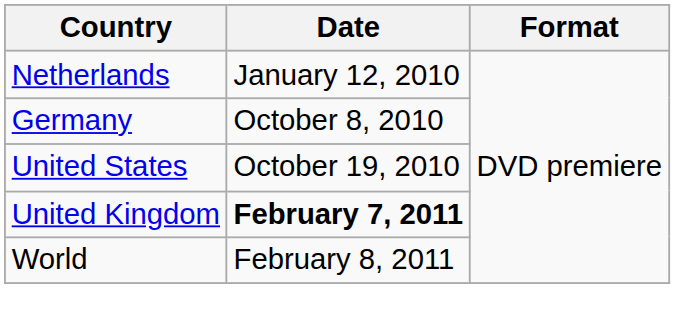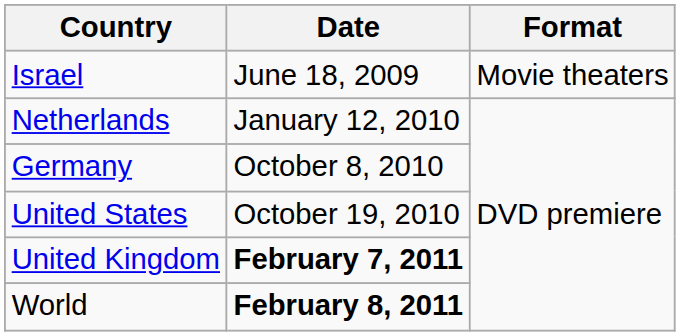+ row: (47, 74)
(344, 259) normal -> (348, 306) bold
